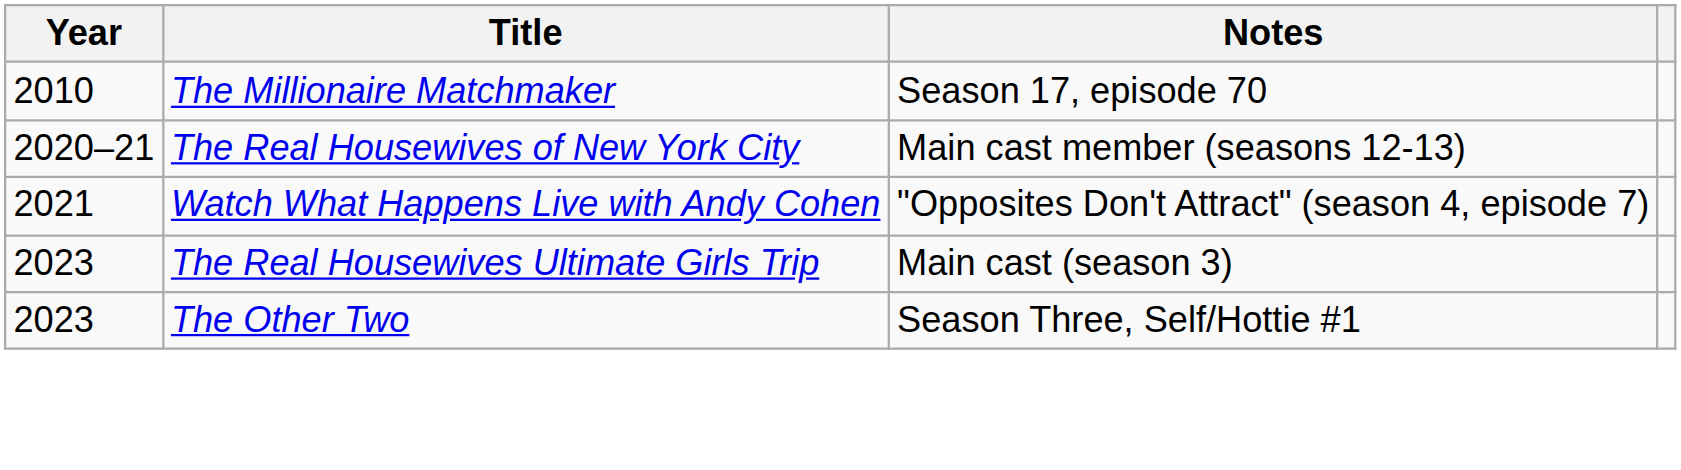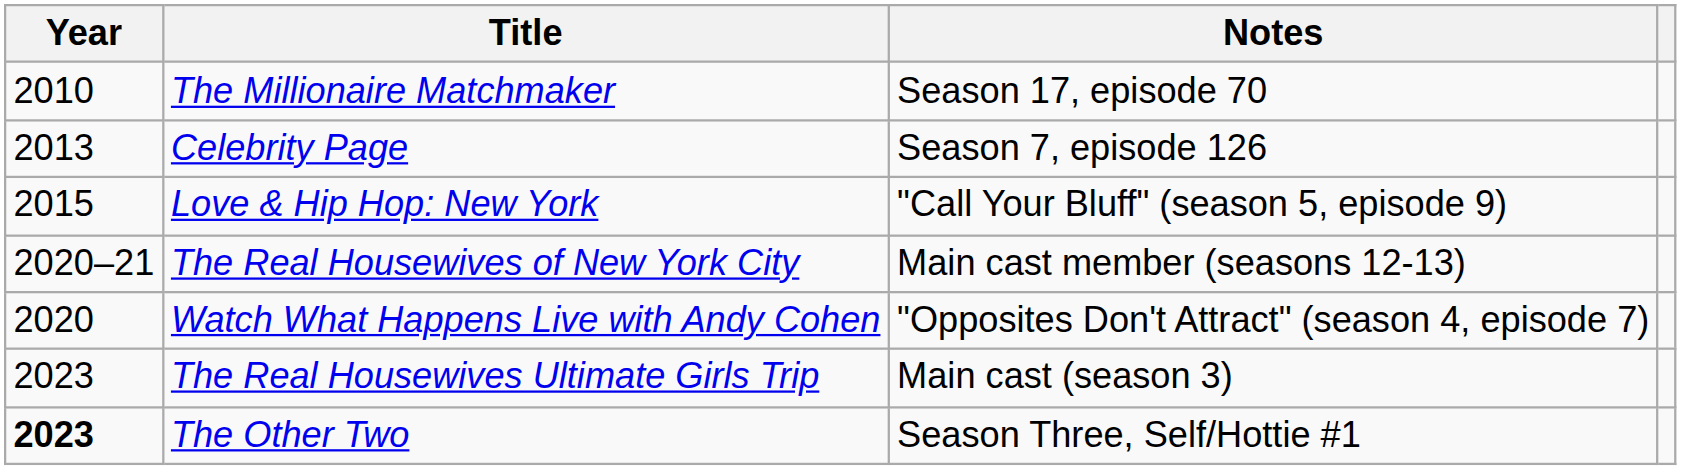+ row: (290, 147)
+ row: (385, 205)
(54, 205) 2021 -> (54, 319) 2020
(54, 319) normal -> (54, 434) bold
